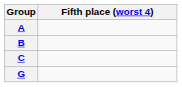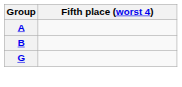- row: (21, 58)
